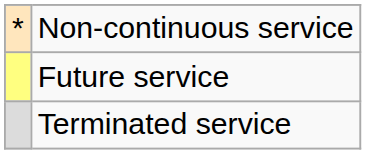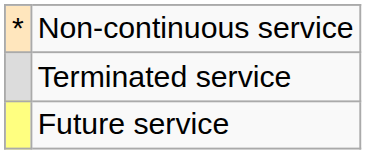rows swapped: (165, 124) <-> (133, 76)
